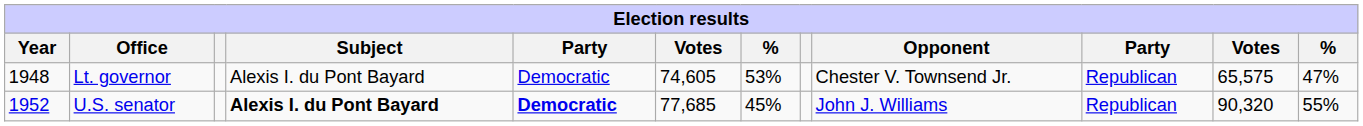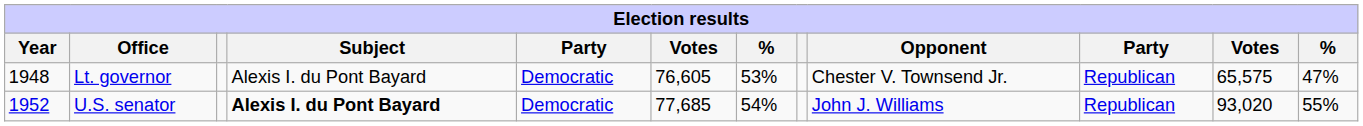(688, 76) 74,605 -> (683, 76) 76,605
(567, 105) bold -> (567, 105) normal
(763, 105) 45% -> (759, 105) 54%
(1246, 105) 90,320 -> (1245, 105) 93,020
